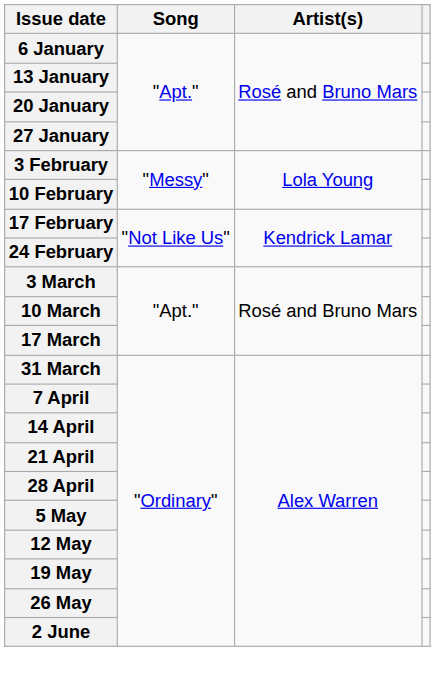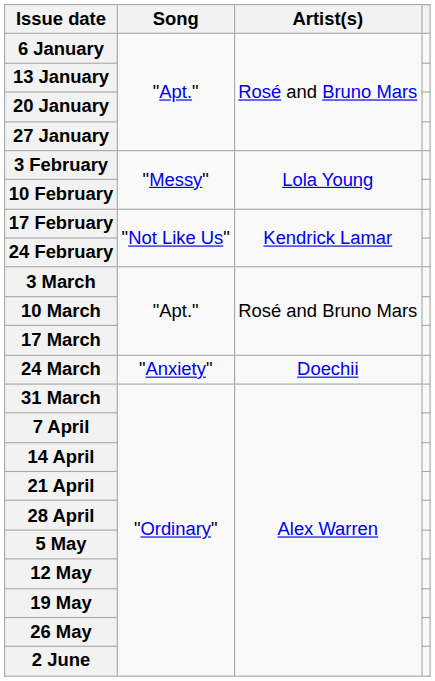+ row: (61, 369)
